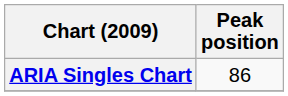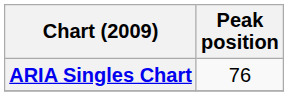(240, 74) 86 -> (240, 74) 76
